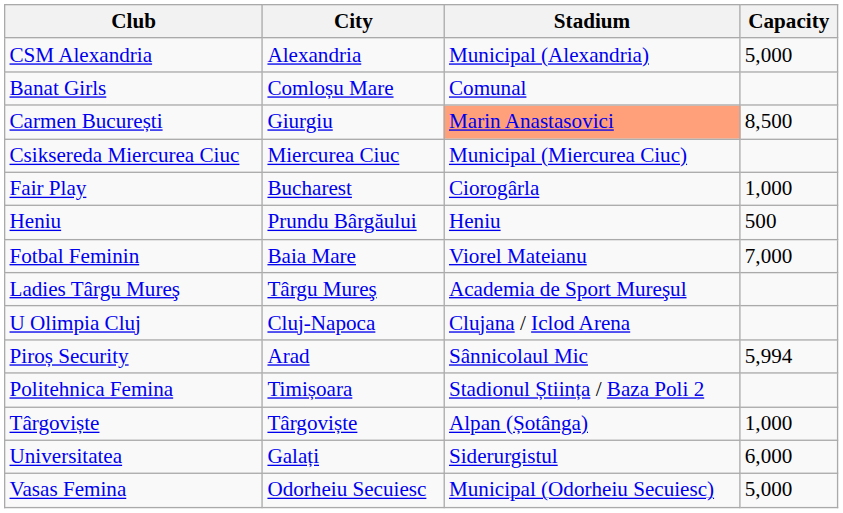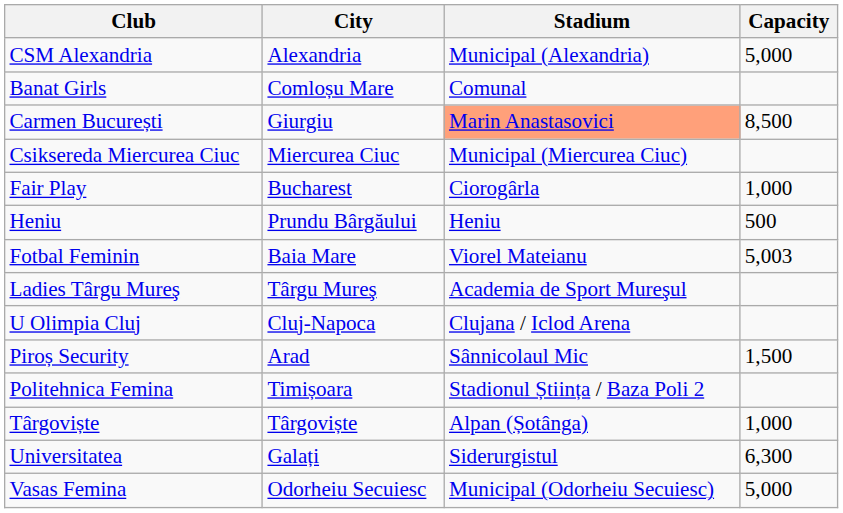(769, 255) 7,000 -> (769, 255) 5,003
(769, 356) 5,994 -> (769, 356) 1,500
(769, 456) 6,000 -> (769, 456) 6,300
